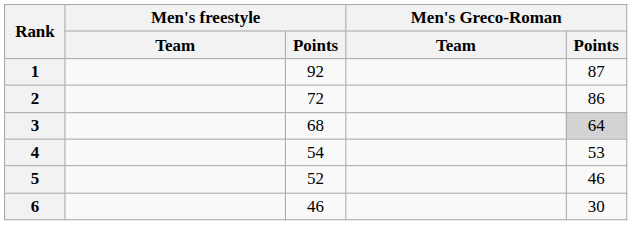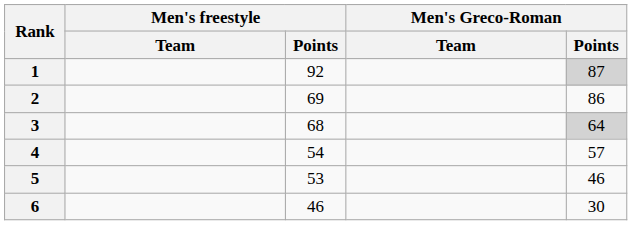(596, 71) no background -> (596, 71) lightgrey background
(316, 98) 72 -> (316, 98) 69
(596, 152) 53 -> (596, 152) 57
(316, 179) 52 -> (316, 179) 53
